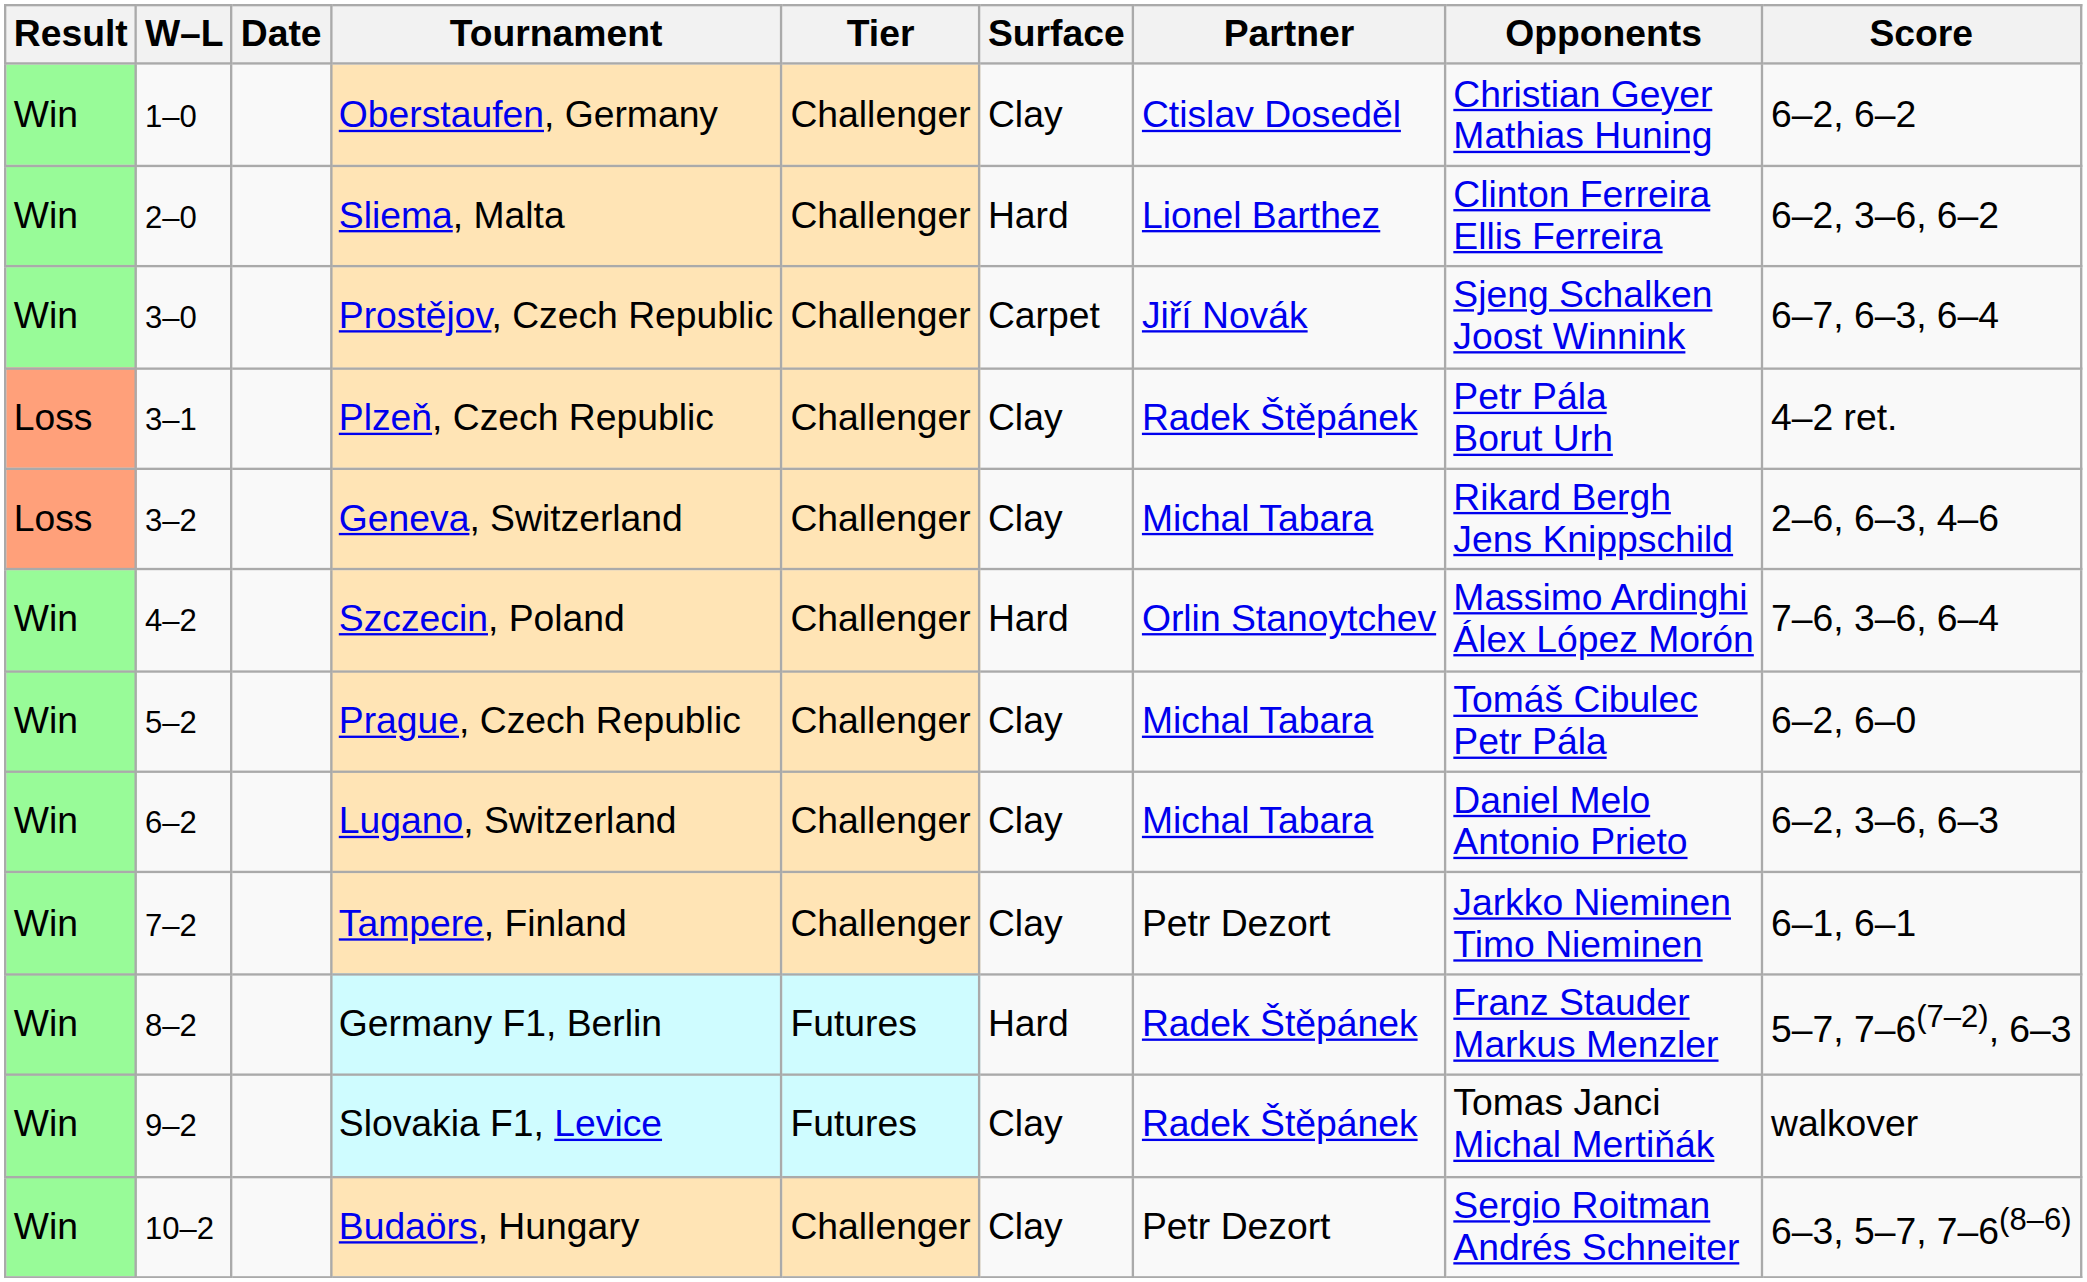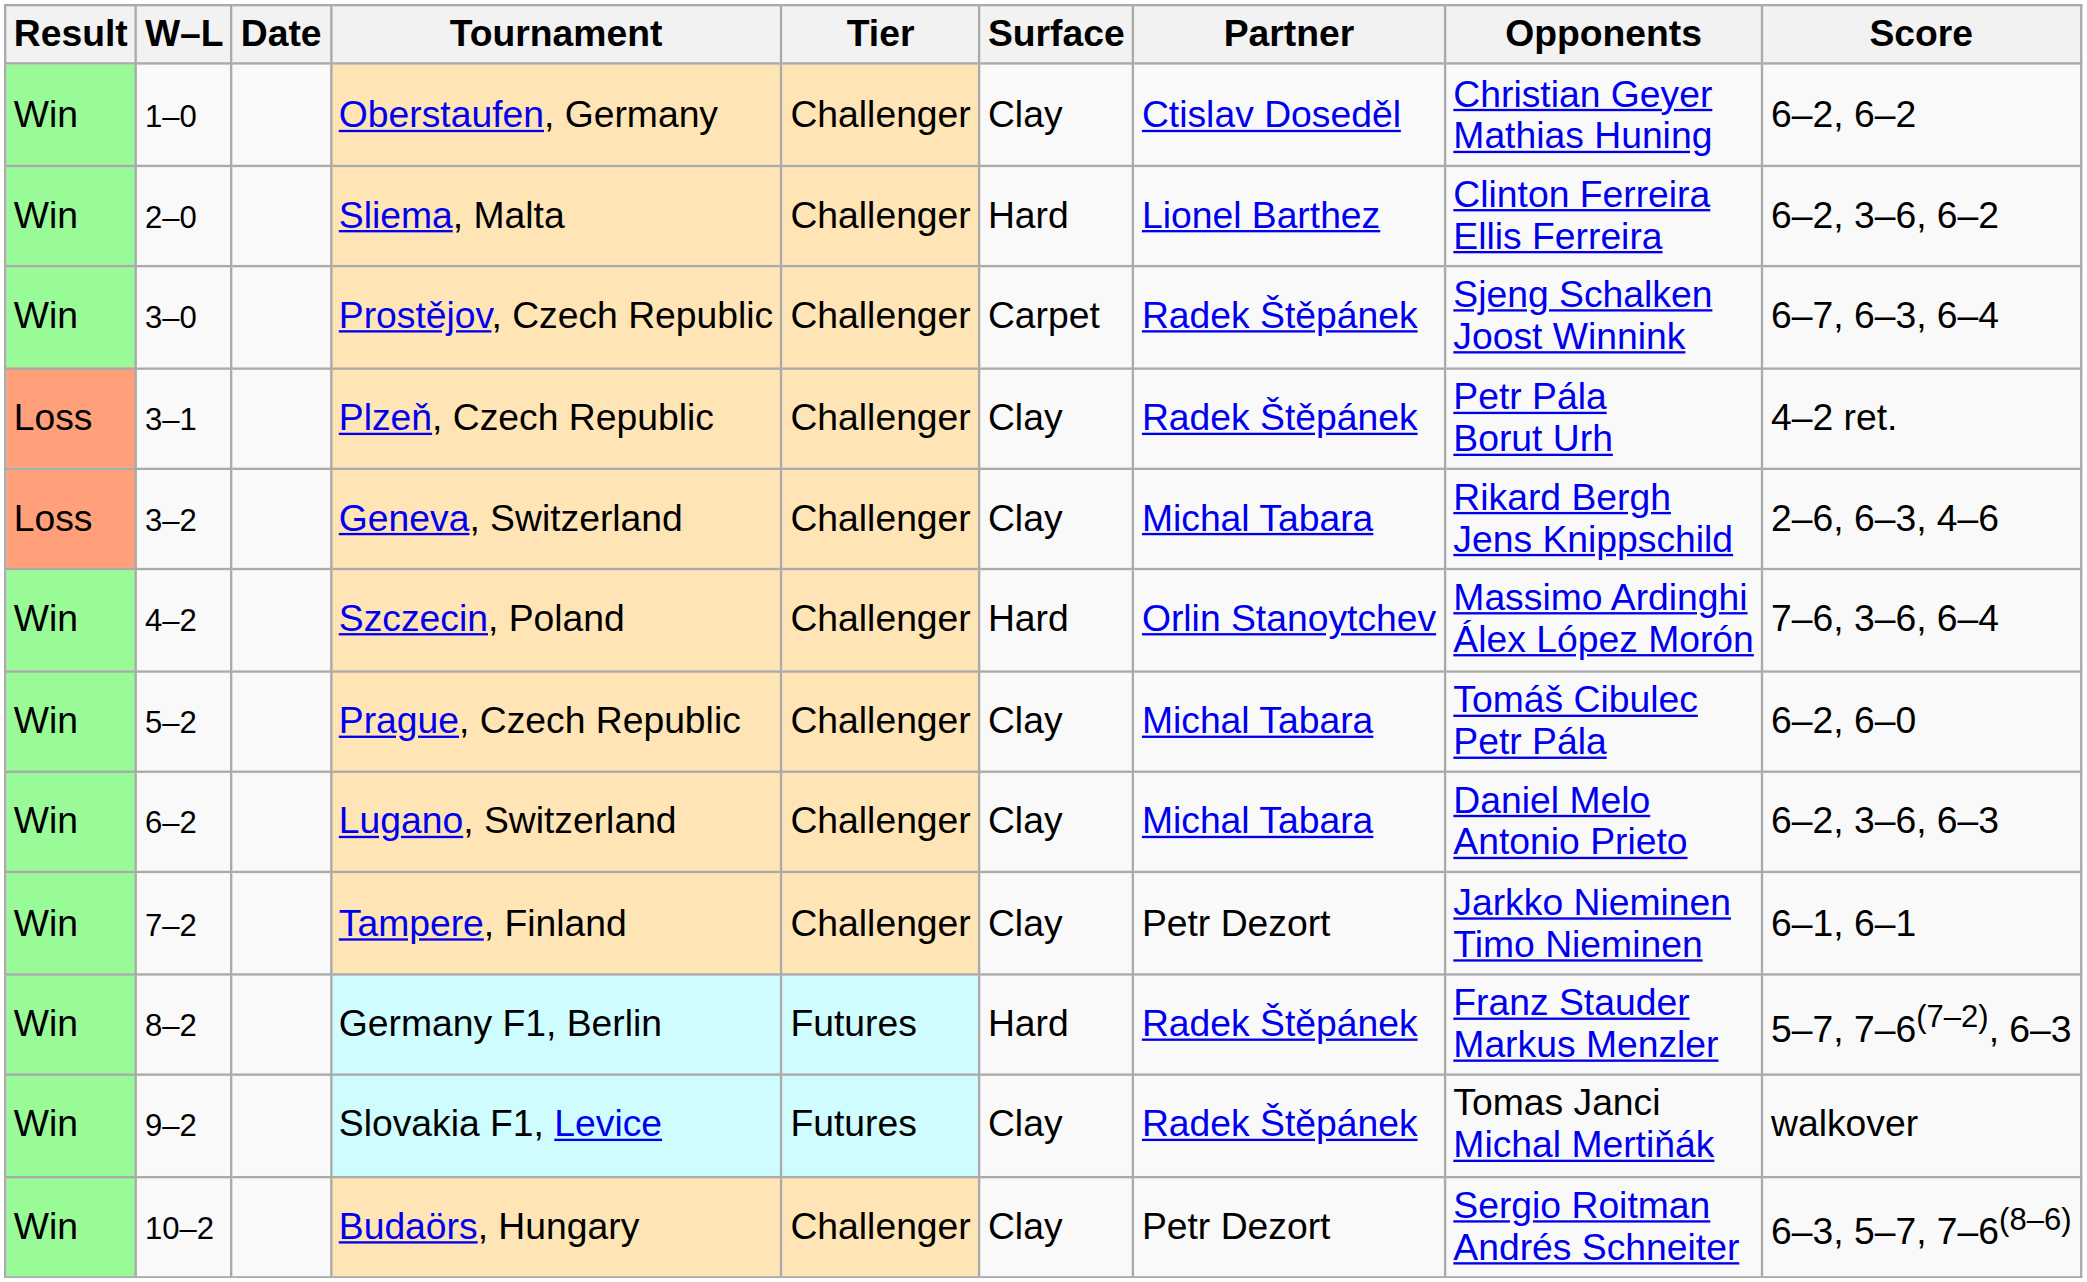(1225, 316) Jiří Novák -> (1280, 316) Radek Štěpánek
